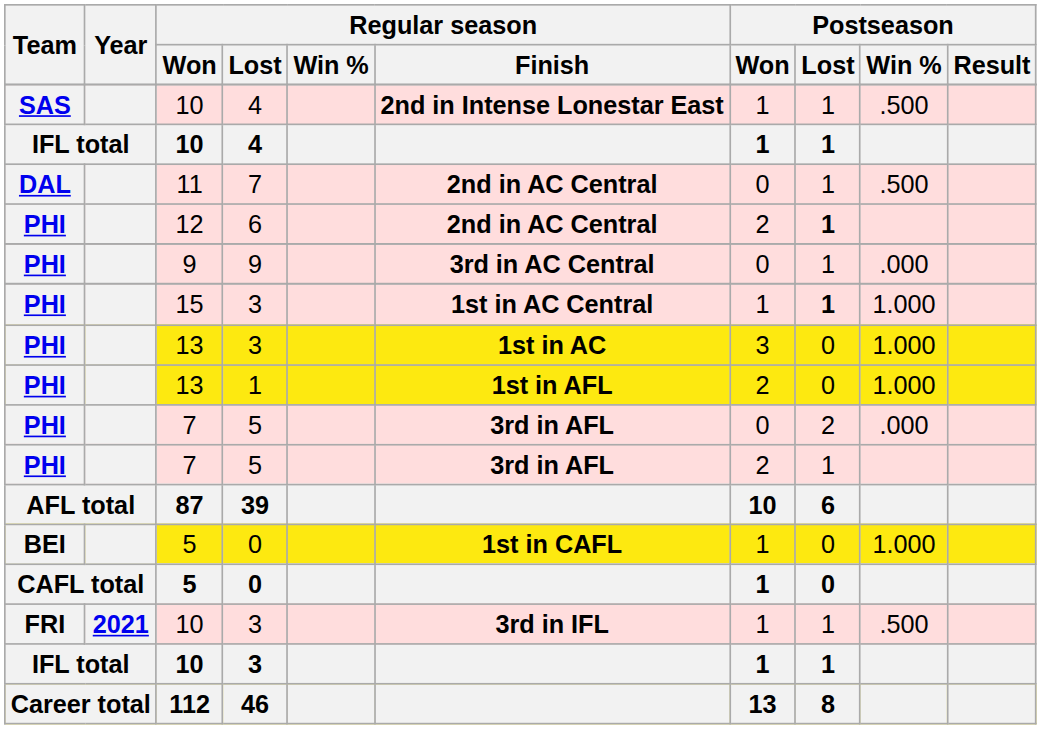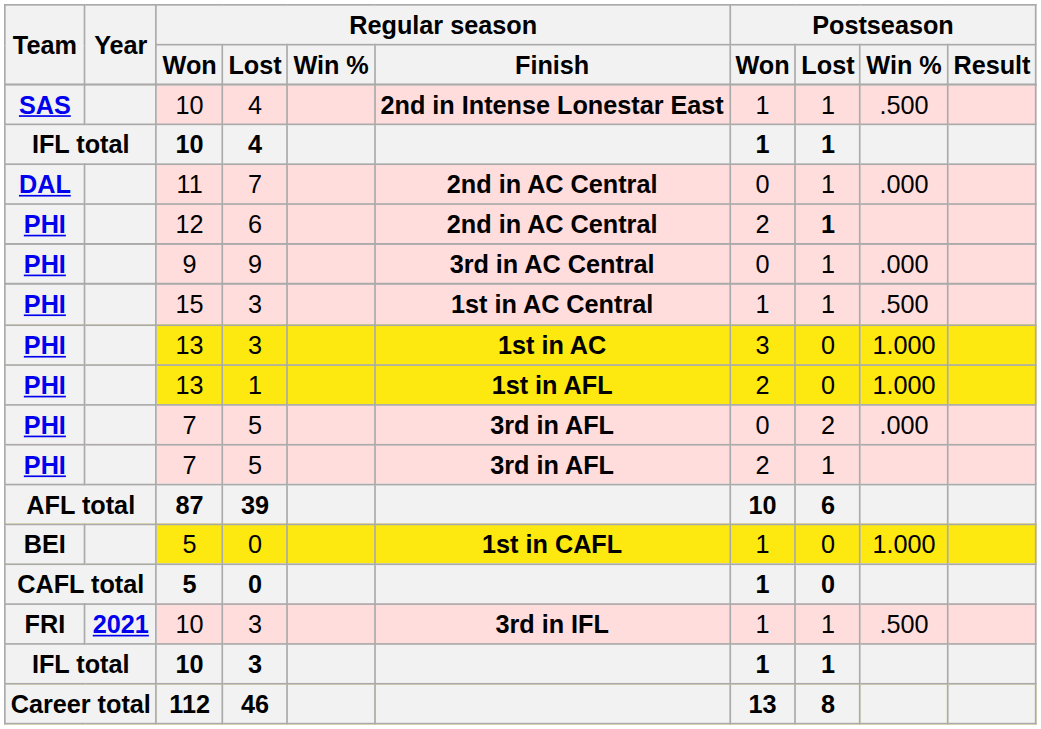(904, 185) .500 -> (904, 185) .000
(828, 305) bold -> (828, 305) normal
(904, 305) 1.000 -> (904, 305) .500
